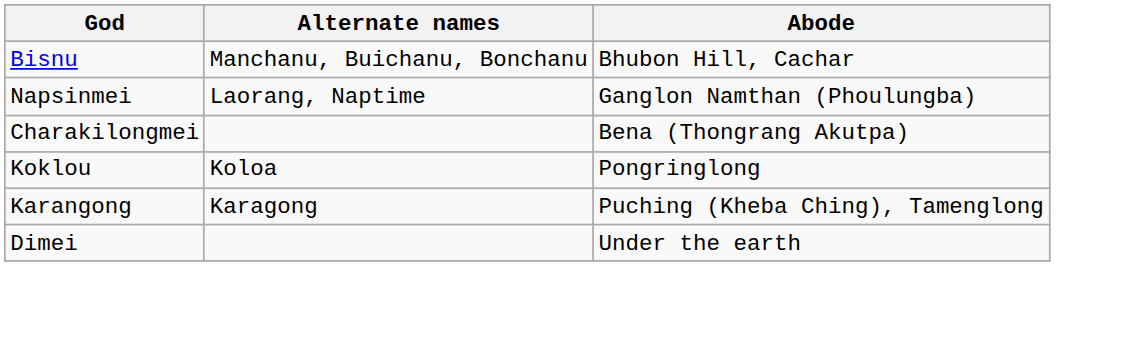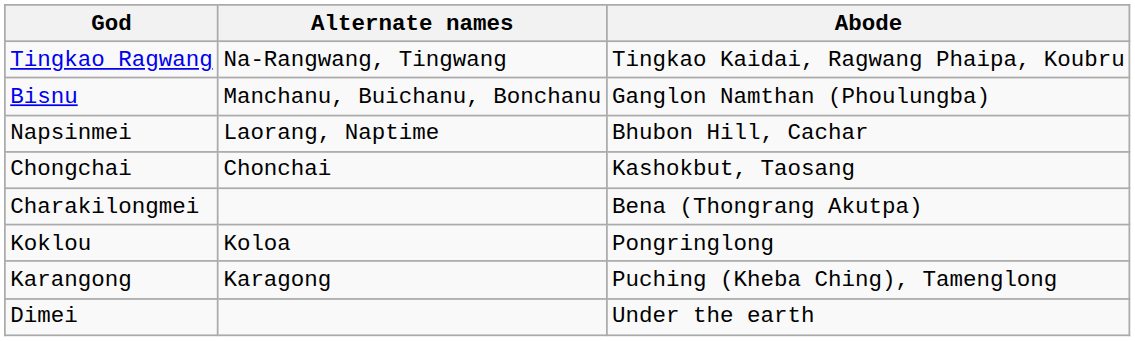+ row: (111, 60)
(727, 60) Bhubon Hill, Cachar -> (801, 97) Ganglon Namthan (Phoulungba)
(787, 97) Ganglon Namthan (Phoulungba) -> (740, 133) Bhubon Hill, Cachar
+ row: (71, 170)
